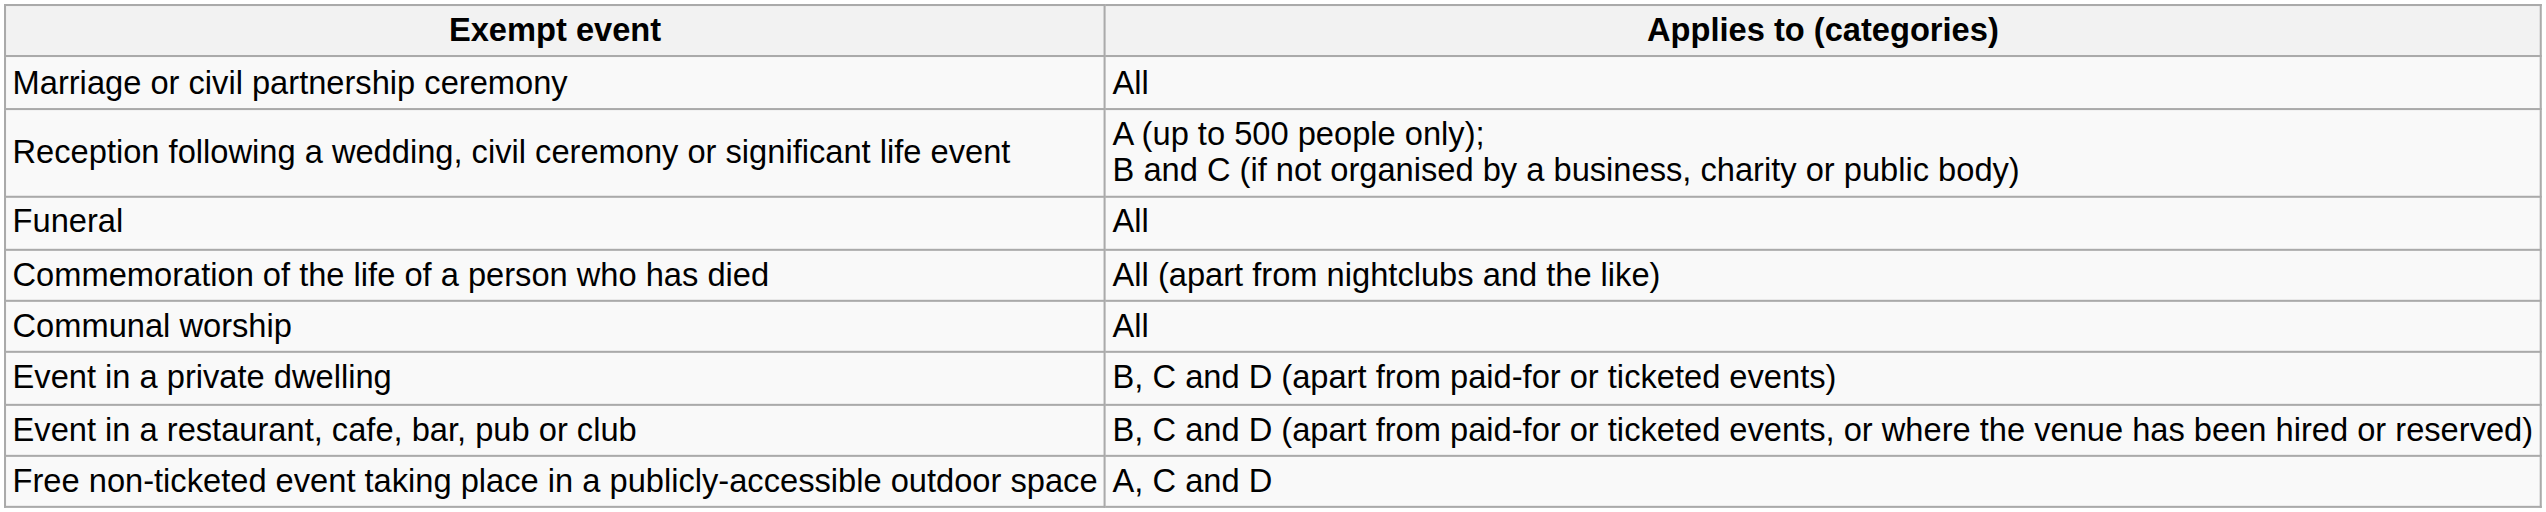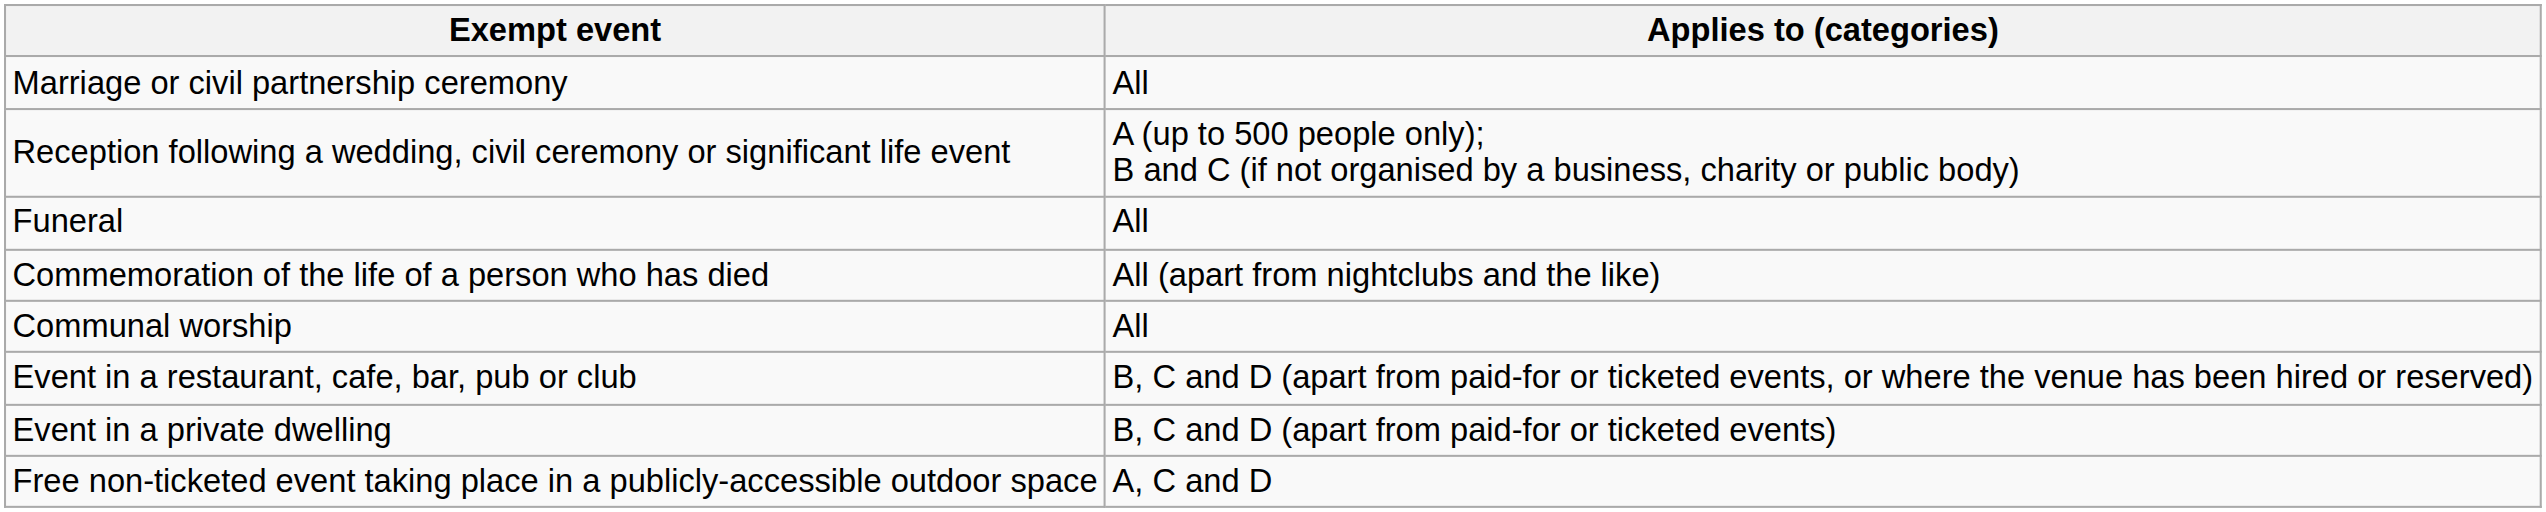rows swapped: (202, 377) <-> (325, 429)
